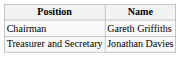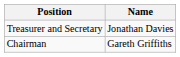rows swapped: (27, 28) <-> (55, 44)
